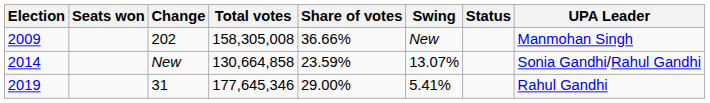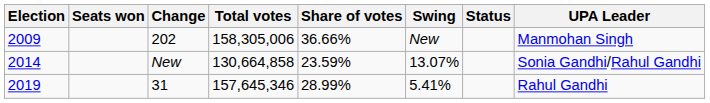(253, 39) 158,305,008 -> (253, 39) 158,305,006
(253, 86) 177,645,346 -> (253, 86) 157,645,346
(326, 86) 29.00% -> (326, 86) 28.99%
